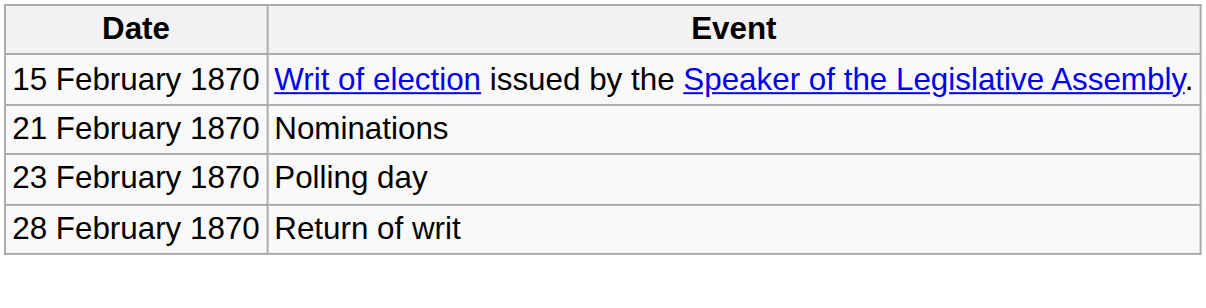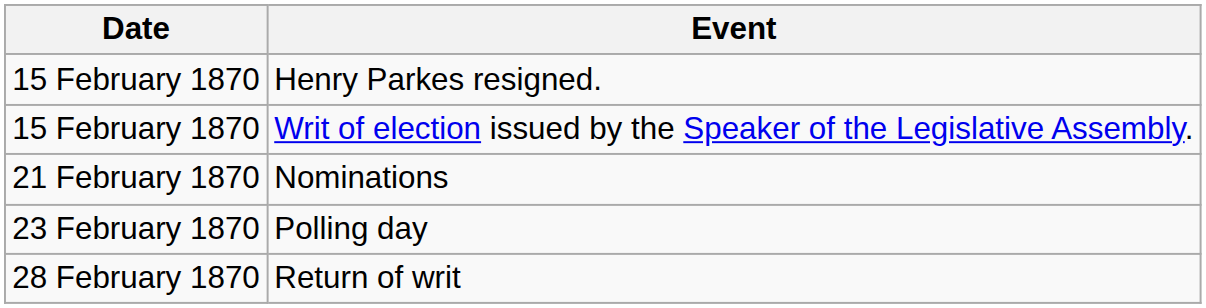+ row: (438, 79)
